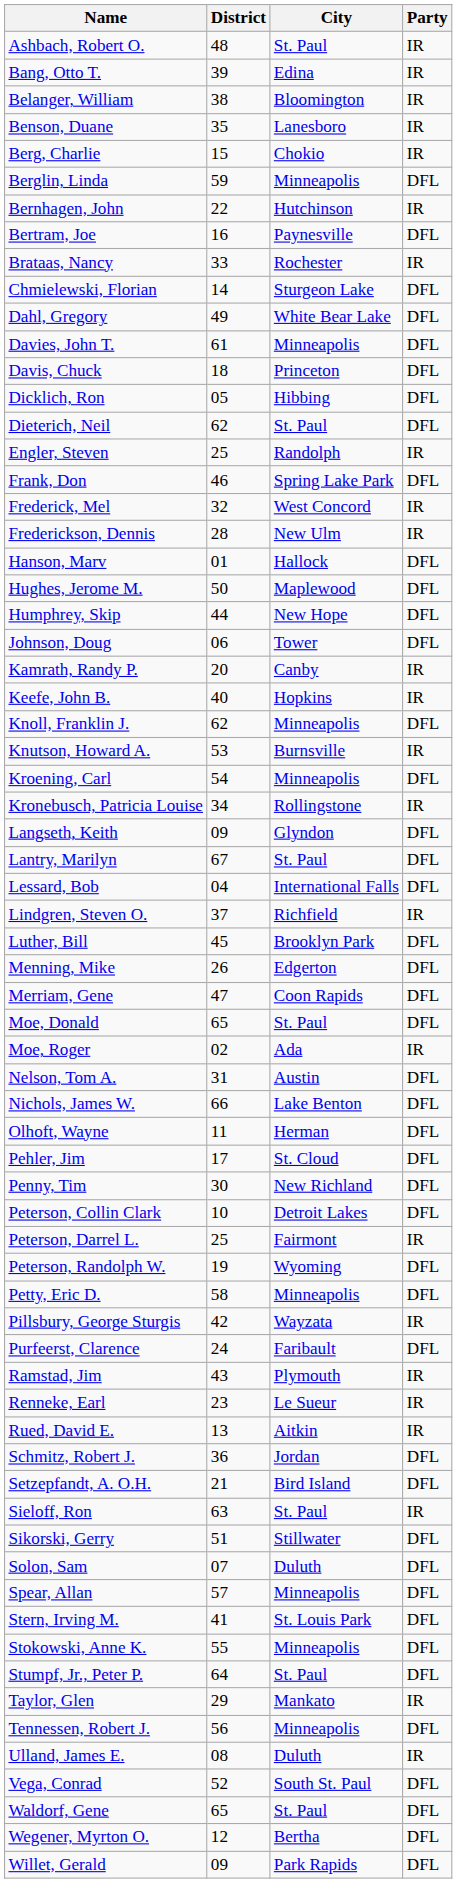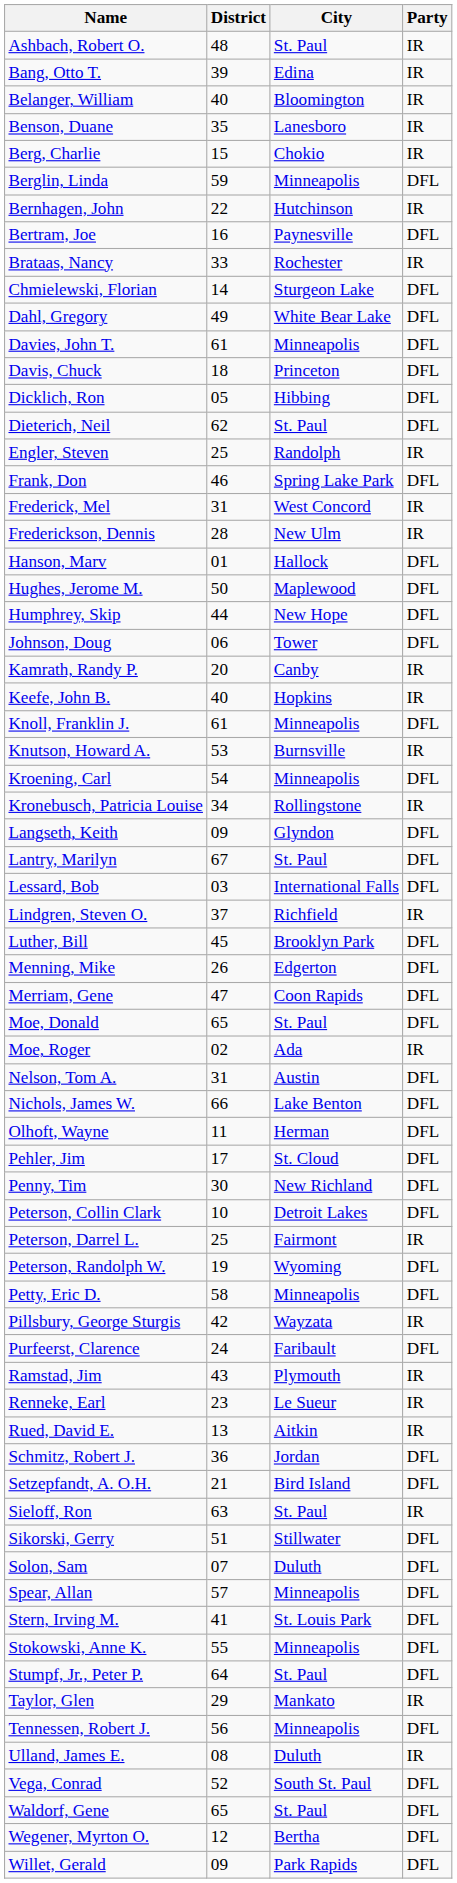(219, 99) 38 -> (219, 99) 40
(219, 506) 32 -> (219, 506) 31
(219, 724) 62 -> (219, 724) 61
(219, 886) 04 -> (219, 886) 03
